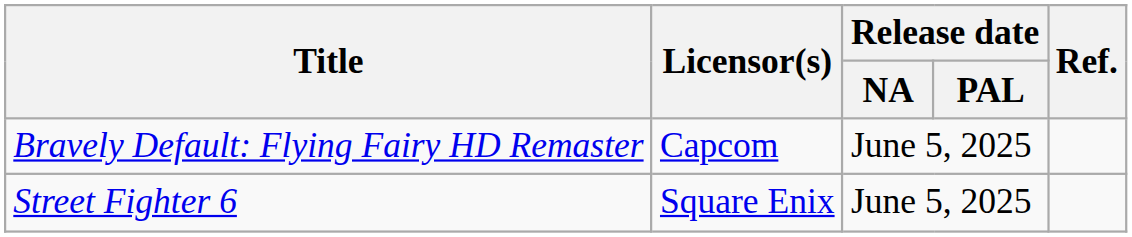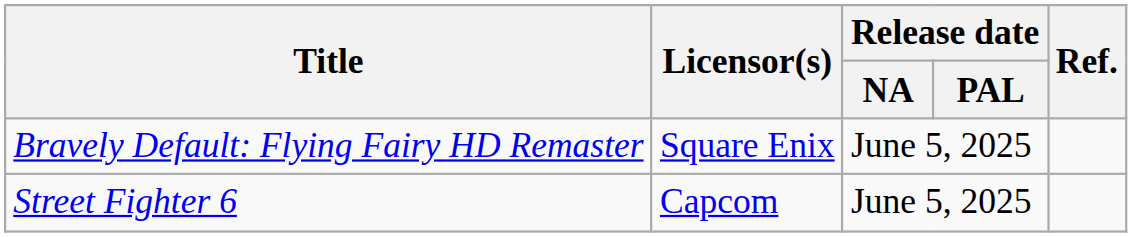(719, 145) Capcom -> (747, 145) Square Enix
(747, 201) Square Enix -> (719, 201) Capcom
